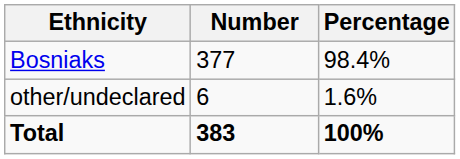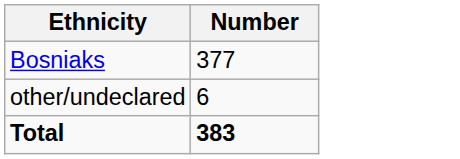- column: (387, 23)
